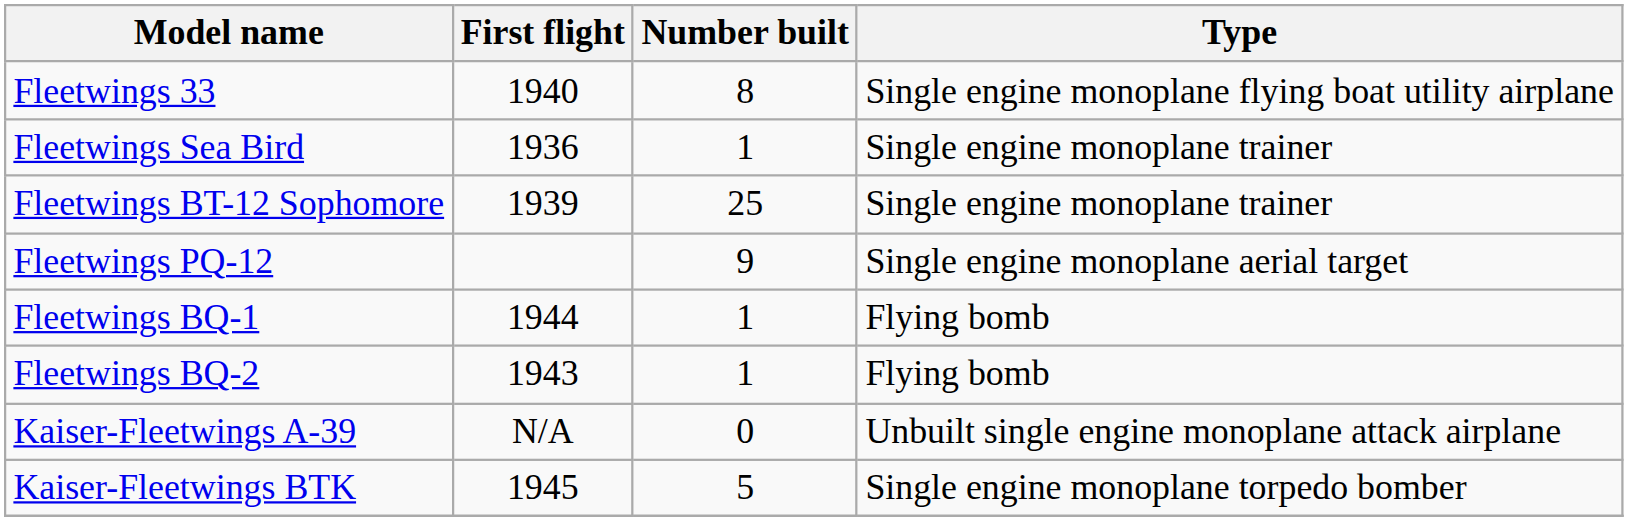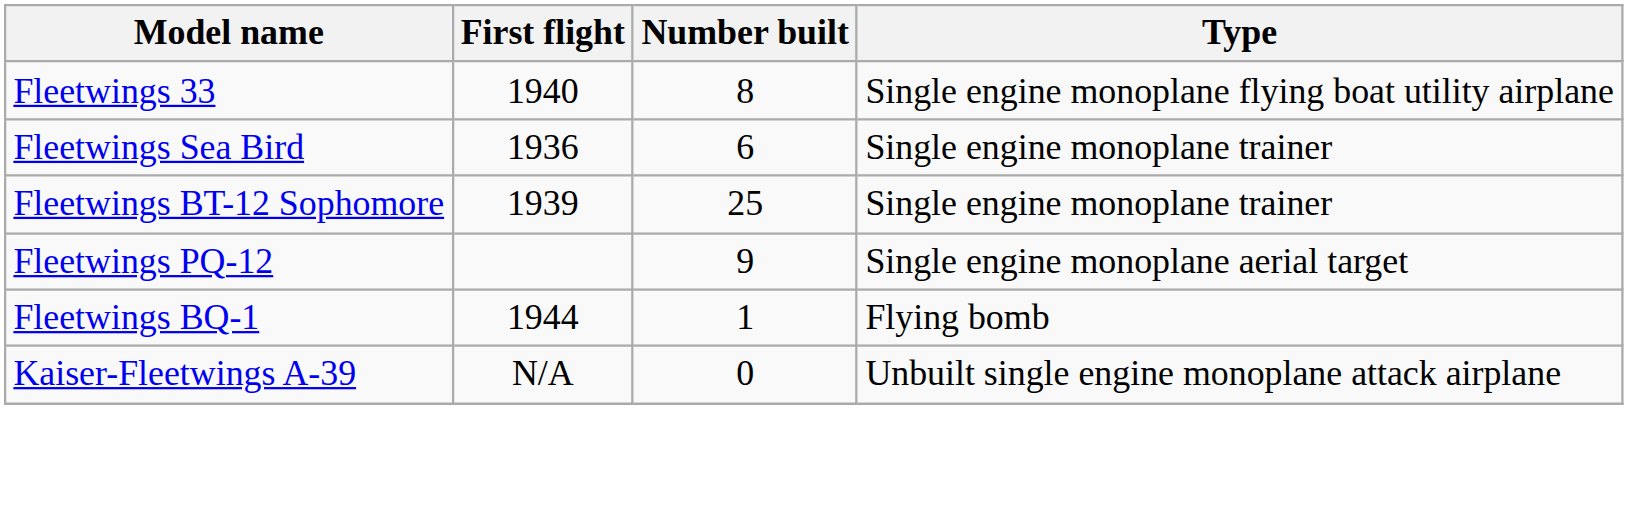(745, 146) 1 -> (745, 146) 6
- row: (136, 373)
- row: (185, 487)
